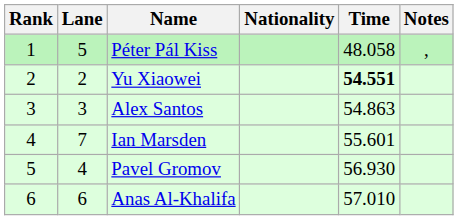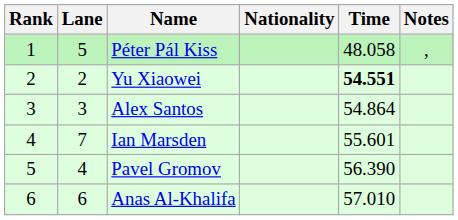(369, 109) 54.863 -> (369, 109) 54.864
(369, 169) 56.930 -> (369, 169) 56.390
